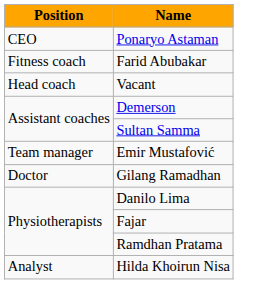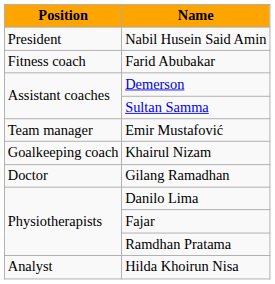+ row: (196, 38)
- row: (167, 38)
- row: (136, 84)
+ row: (168, 152)
